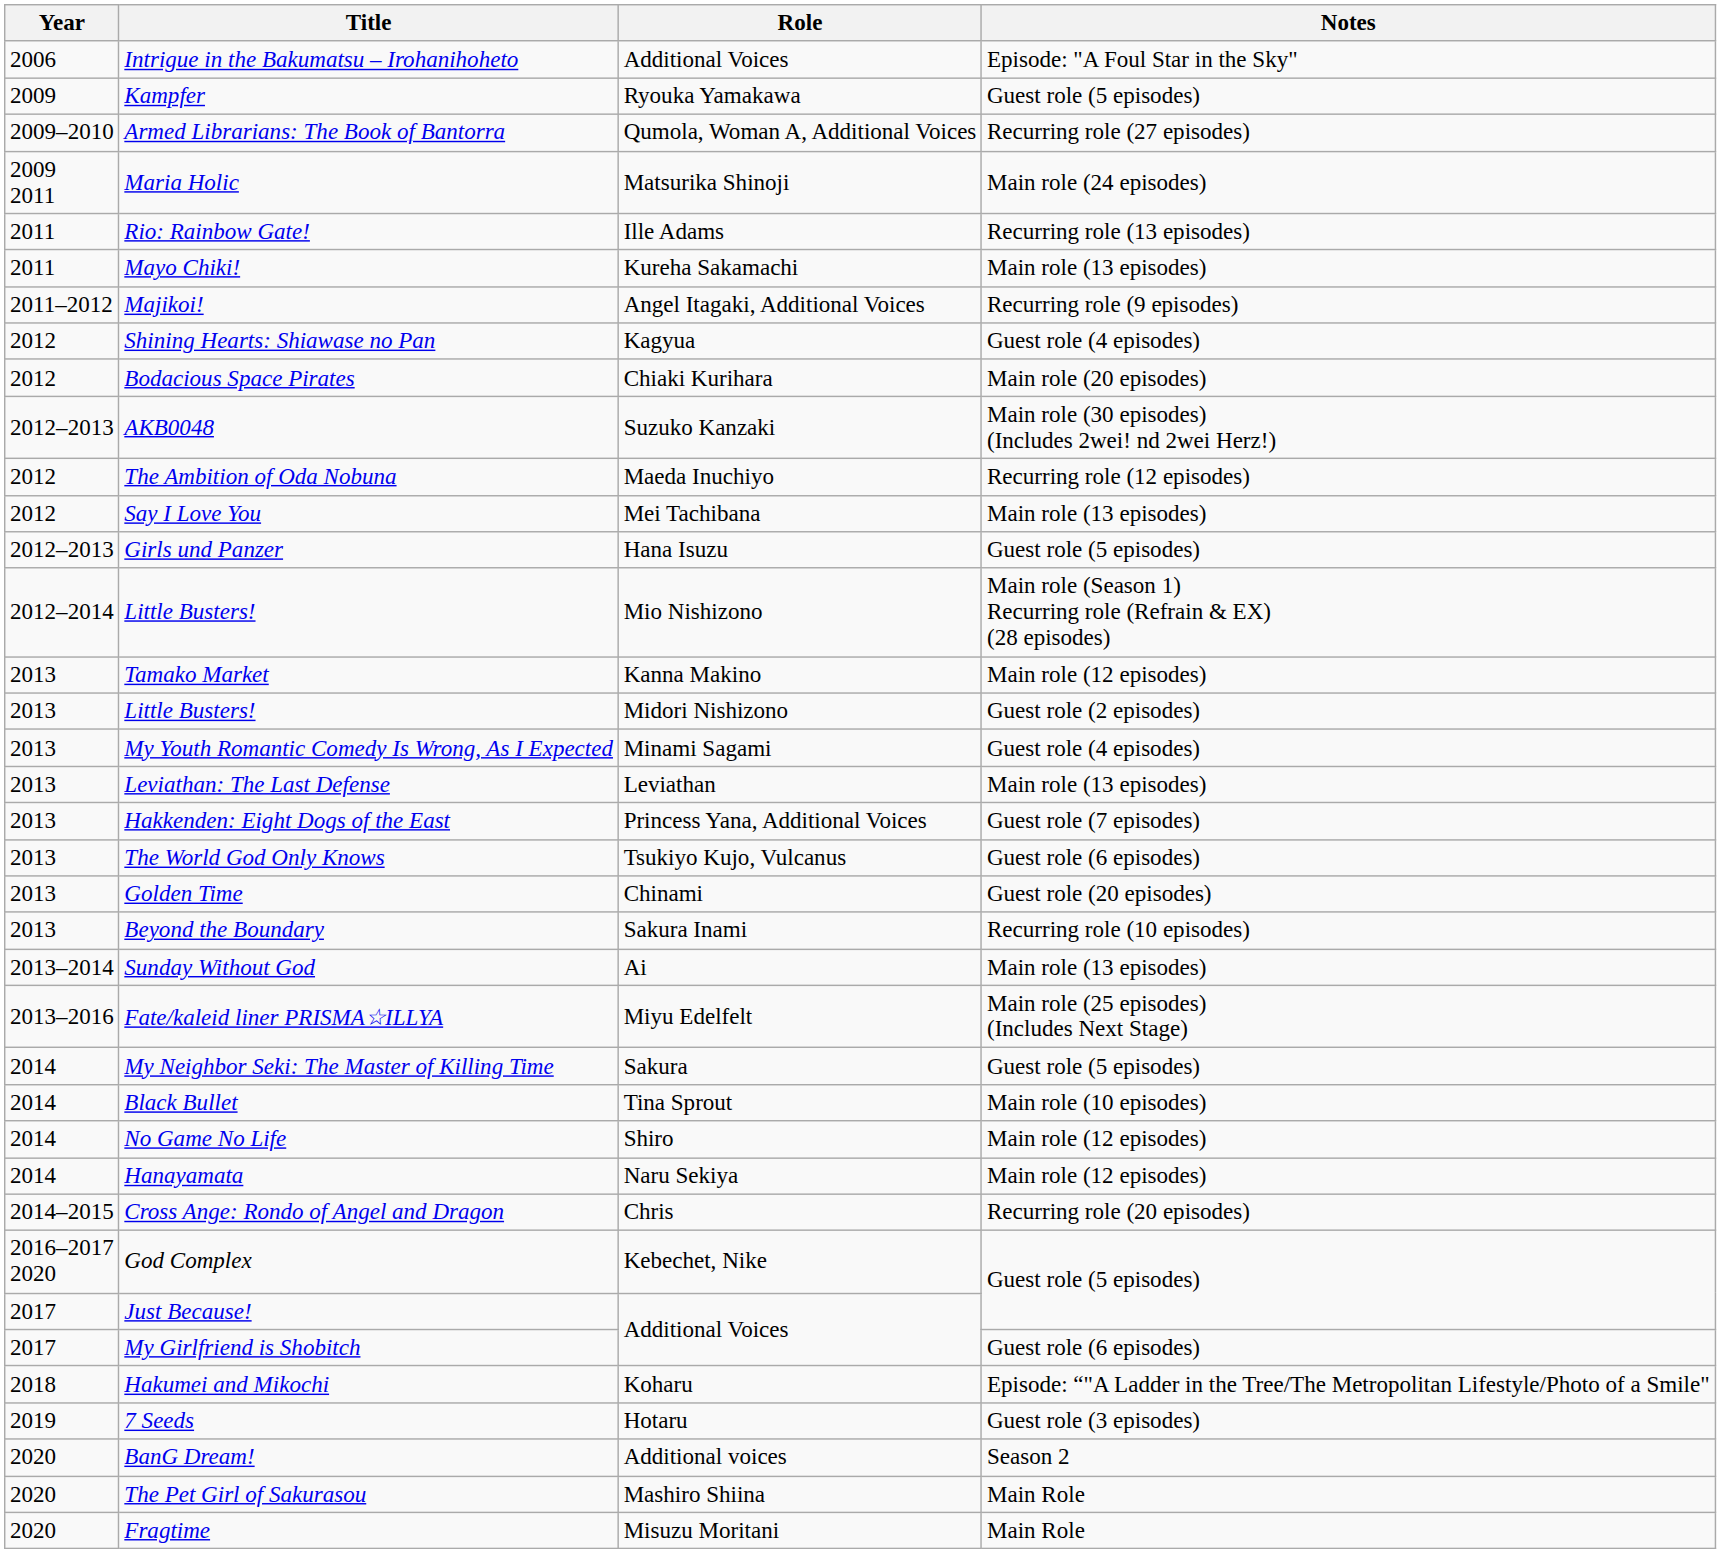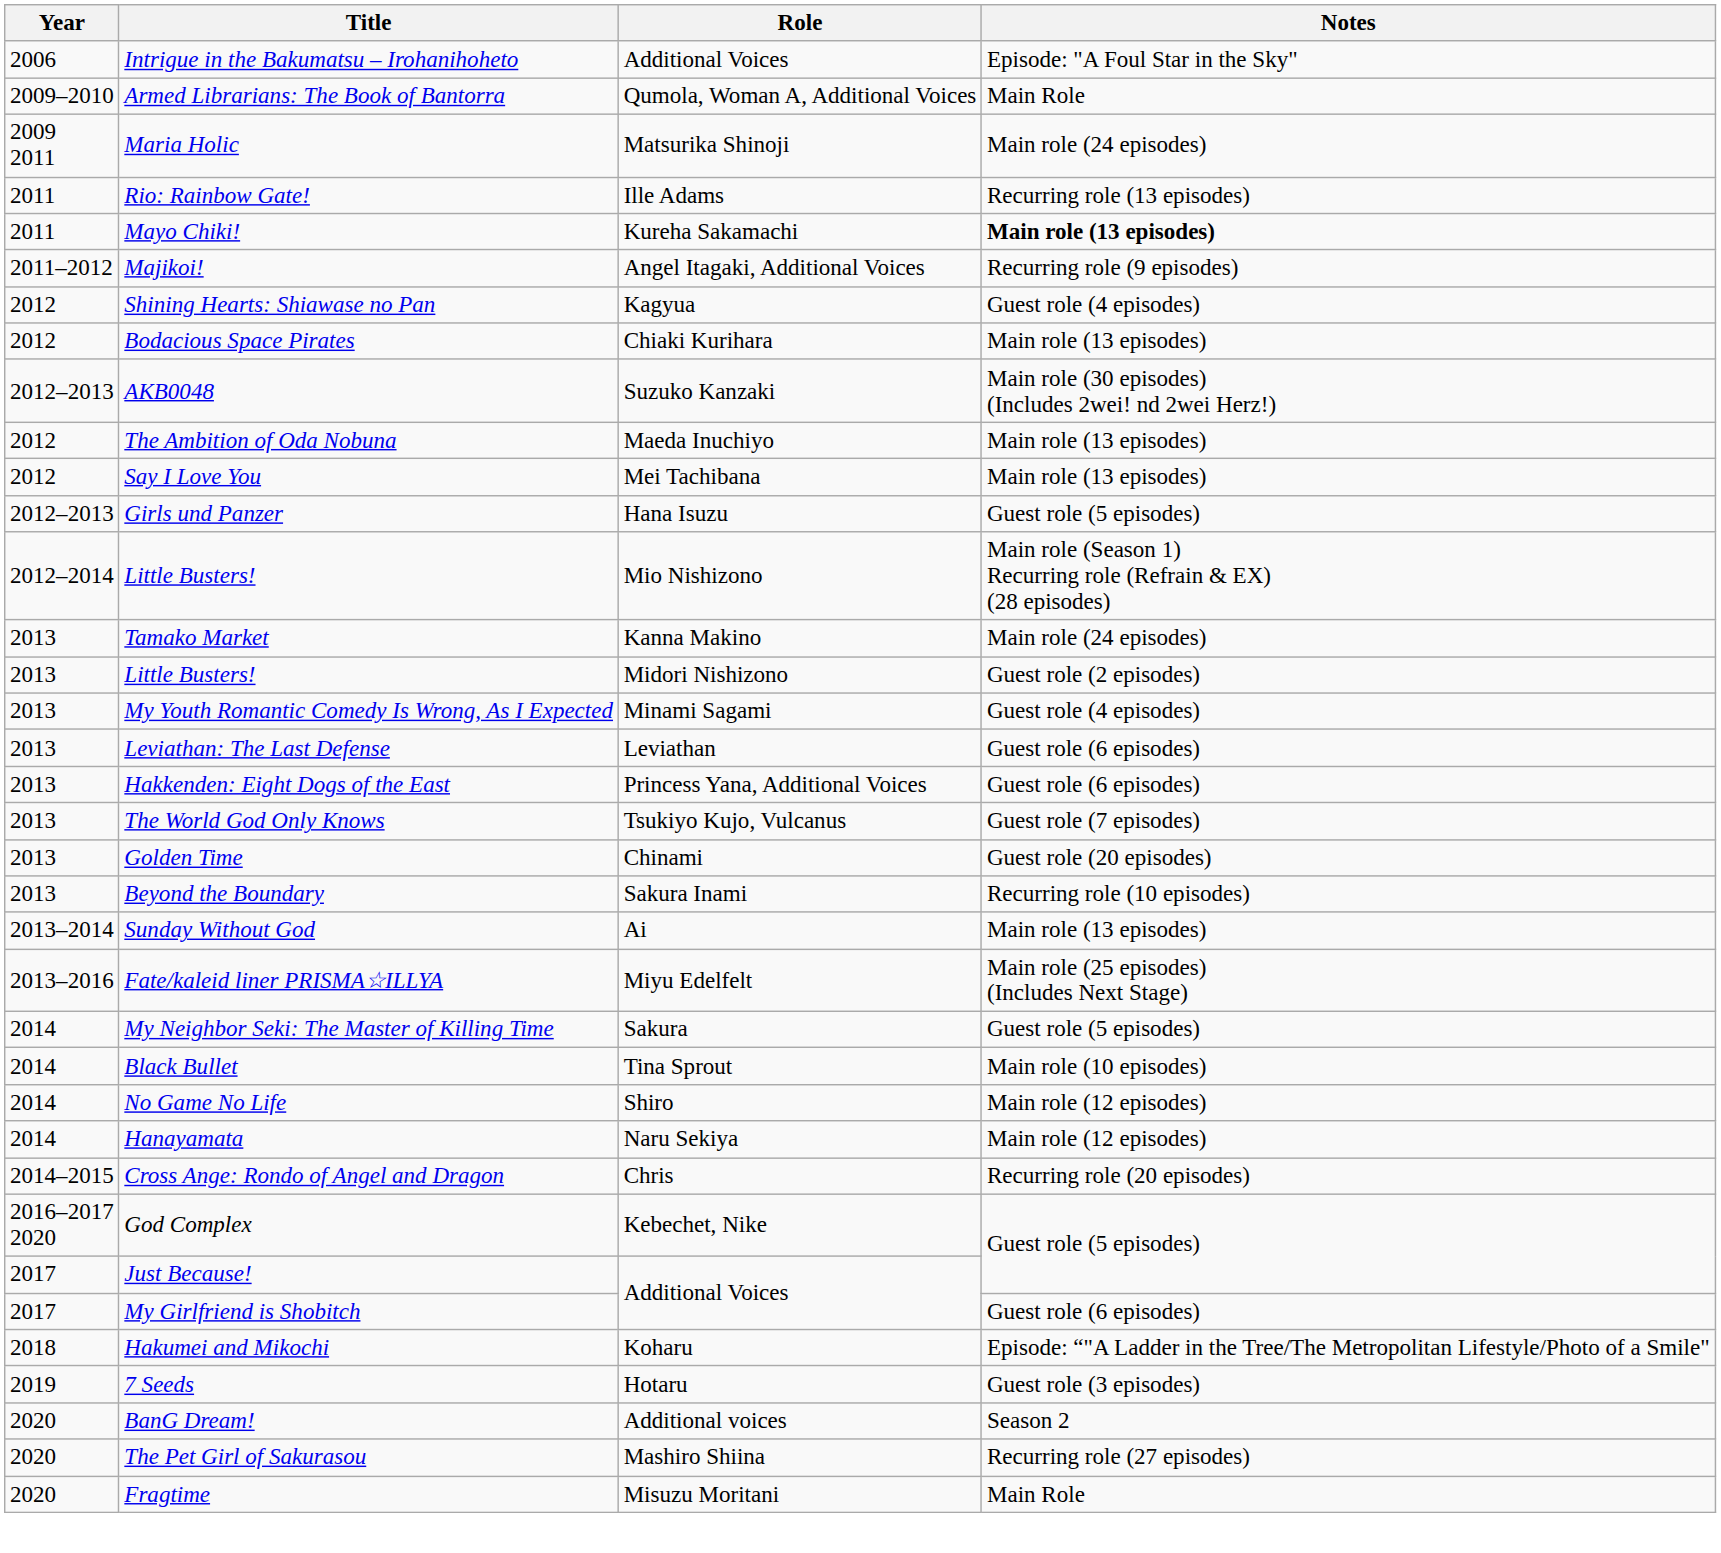- row: (165, 95)
(1118, 132) Recurring role (27 episodes) -> (1036, 95) Main Role
(1097, 267) normal -> (1101, 231) bold
(1097, 377) Main role (20 episodes) -> (1097, 341) Main role (13 episodes)
(1118, 476) Recurring role (12 episodes) -> (1097, 440) Main role (13 episodes)
(1097, 674) Main role (12 episodes) -> (1097, 638) Main role (24 episodes)
(1097, 784) Main role (13 episodes) -> (1093, 747) Guest role (6 episodes)
(1093, 820) Guest role (7 episodes) -> (1093, 784) Guest role (6 episodes)
(1093, 857) Guest role (6 episodes) -> (1093, 820) Guest role (7 episodes)
(1036, 1493) Main Role -> (1118, 1457) Recurring role (27 episodes)
